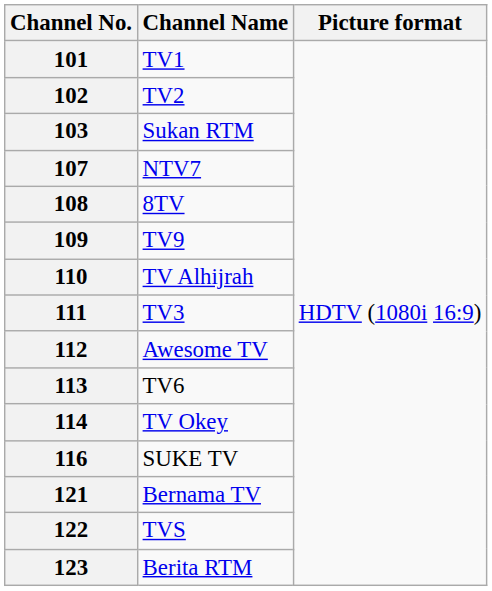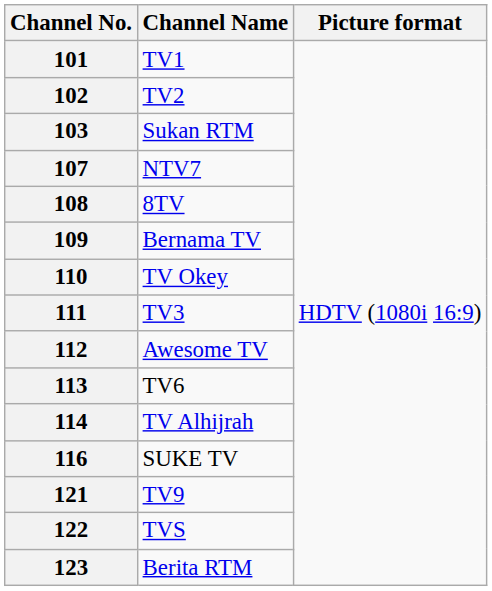(164, 240) TV9 -> (202, 240) Bernama TV
(198, 276) TV Alhijrah -> (185, 276) TV Okey
(185, 421) TV Okey -> (198, 421) TV Alhijrah
(202, 494) Bernama TV -> (164, 494) TV9
